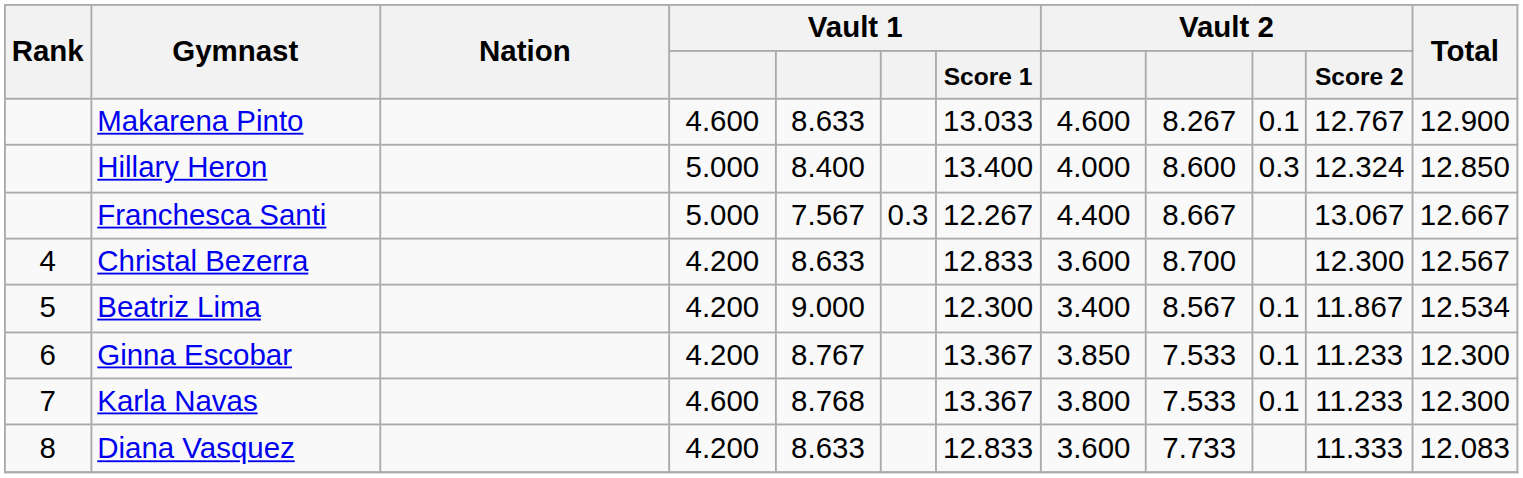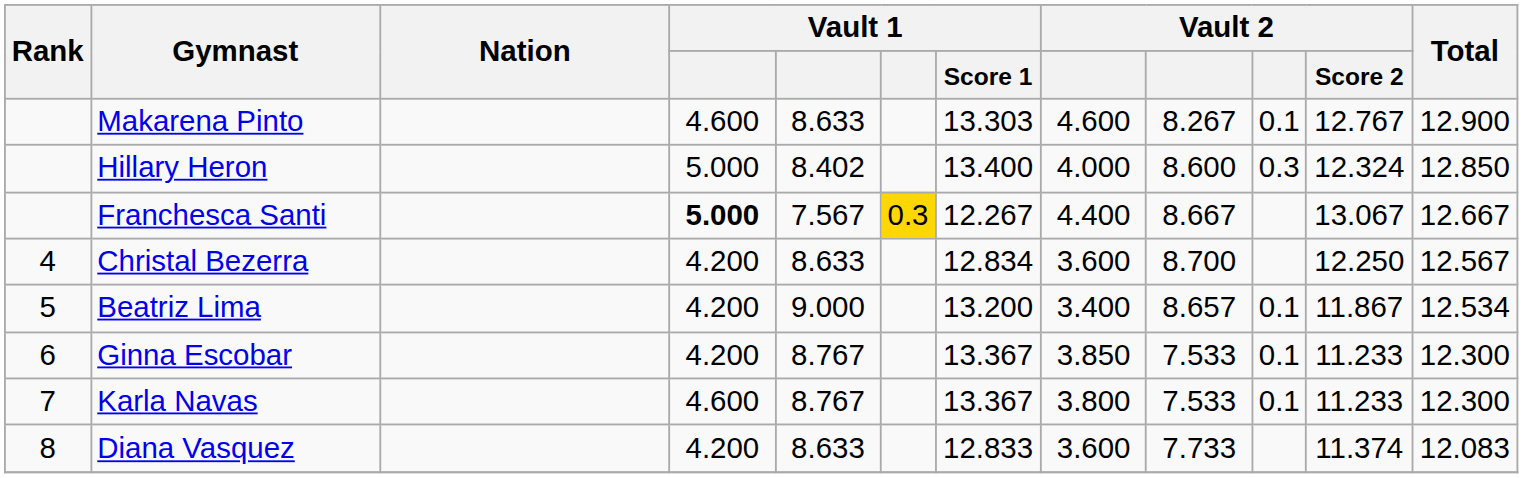(988, 121) 13.033 -> (988, 121) 13.303
(828, 167) 8.400 -> (828, 167) 8.402
(722, 214) normal -> (722, 214) bold
(908, 214) no background -> (908, 214) gold background
(988, 261) 12.833 -> (988, 261) 12.834
(1359, 261) 12.300 -> (1359, 261) 12.250
(988, 307) 12.300 -> (988, 307) 13.200
(1199, 307) 8.567 -> (1199, 307) 8.657
(828, 401) 8.768 -> (828, 401) 8.767
(1359, 448) 11.333 -> (1359, 448) 11.374
